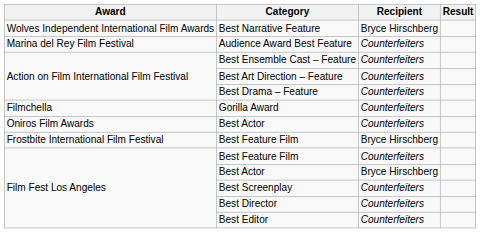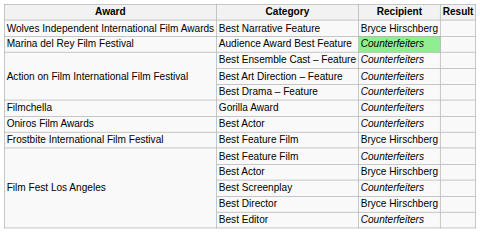(392, 44) no background -> (392, 44) lightgreen background
(392, 204) Counterfeiters -> (399, 204) Bryce Hirschberg
